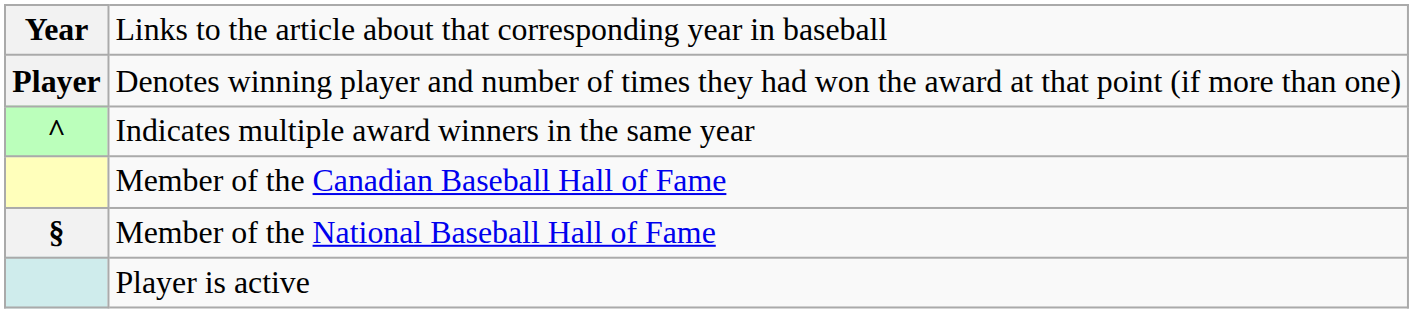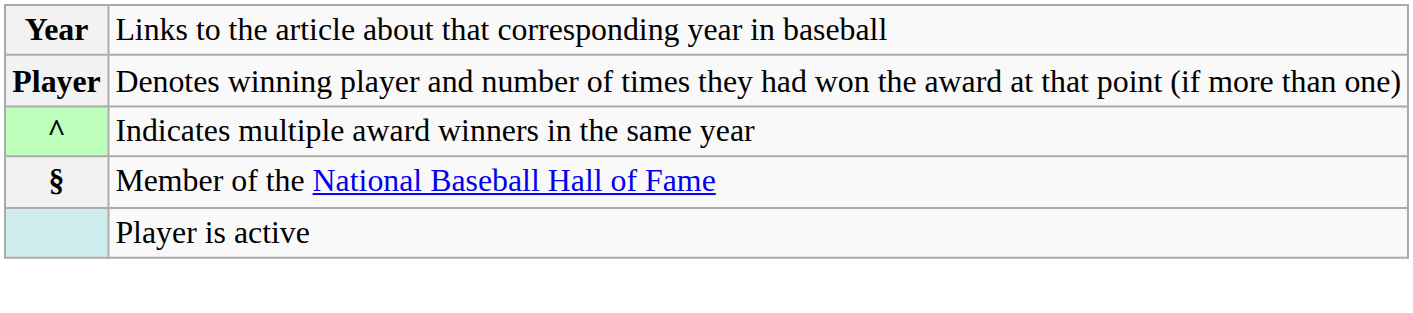- row: (421, 181)
